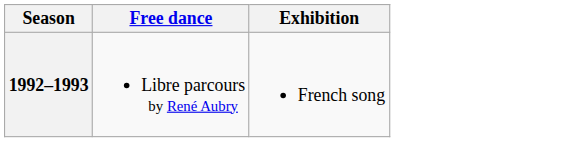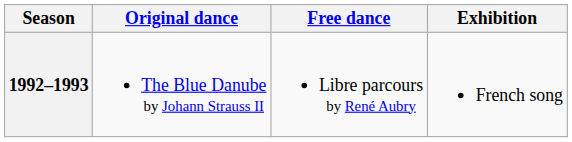+ column: (182, 18)
